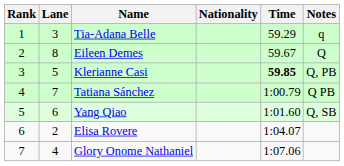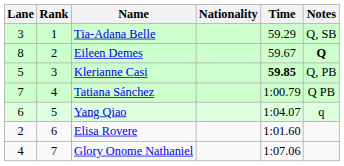columns swapped: (22, 14) <-> (55, 14)
(321, 33) q -> (321, 33) Q, SB
(321, 53) normal -> (321, 53) bold
(282, 111) 1:01.60 -> (282, 111) 1:04.07
(321, 111) Q, SB -> (321, 111) q
(282, 131) 1:04.07 -> (282, 131) 1:01.60
